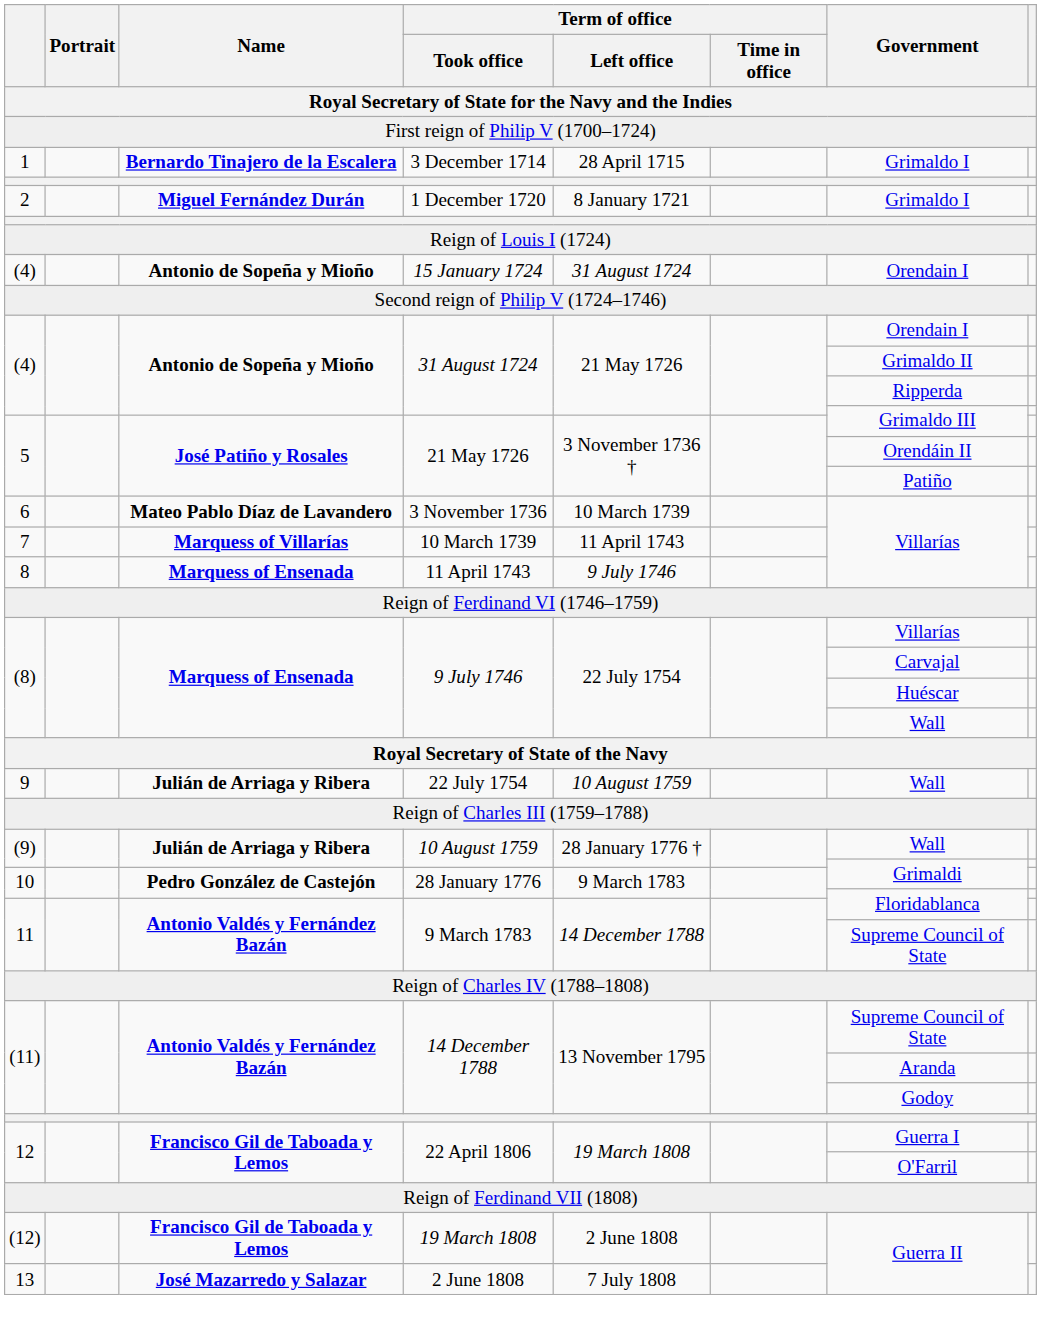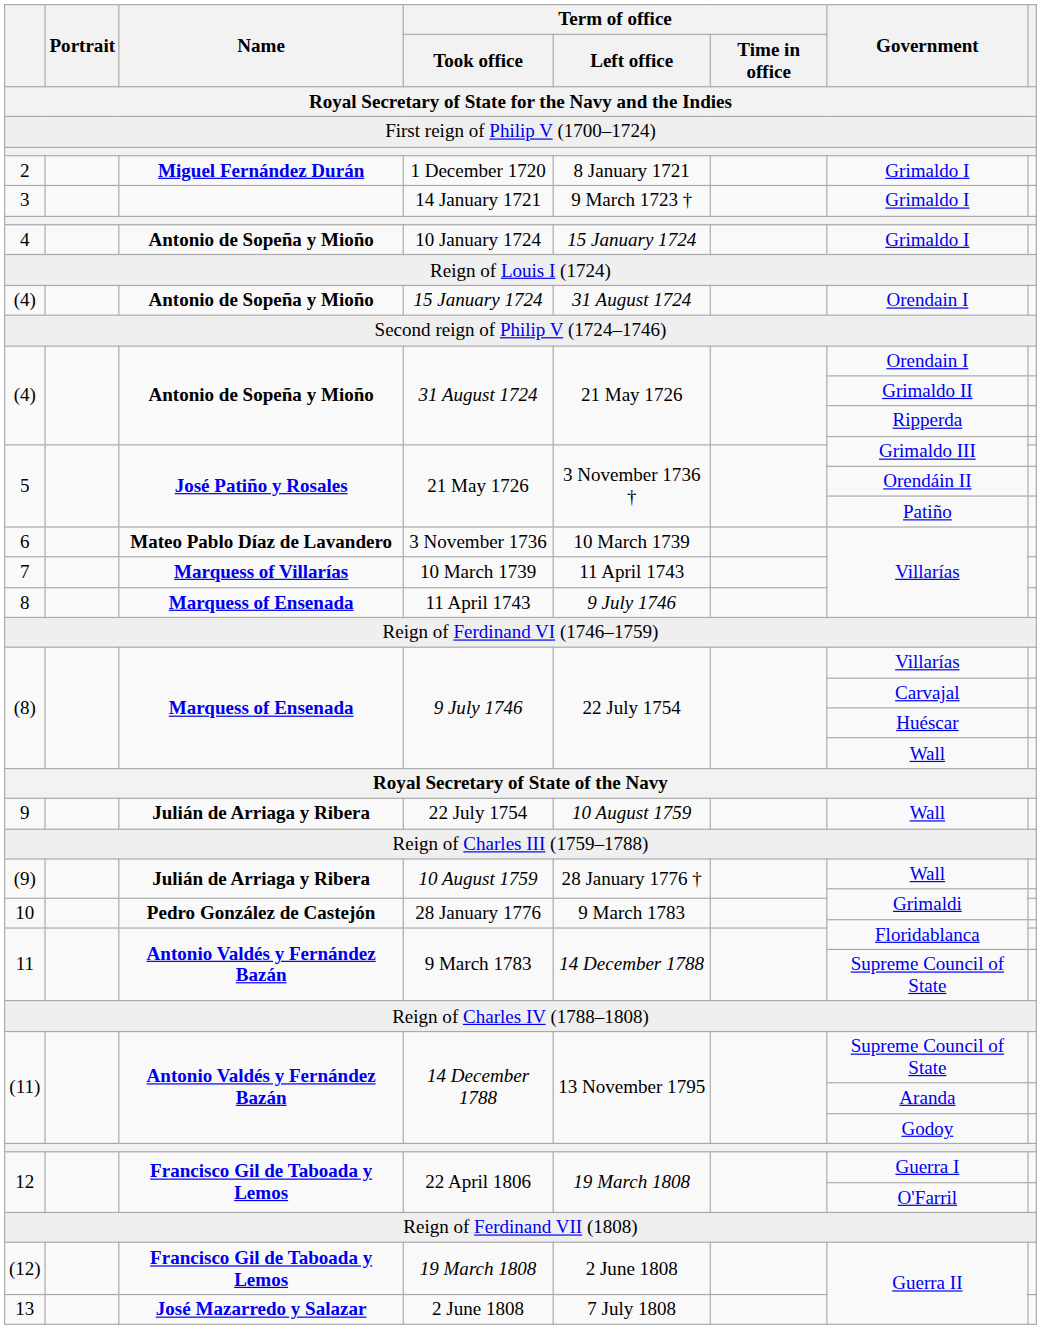- row: (25, 161)
+ row: (25, 200)
+ row: (25, 239)
